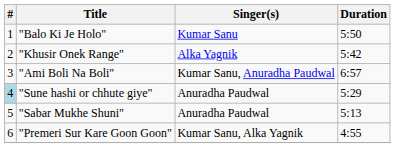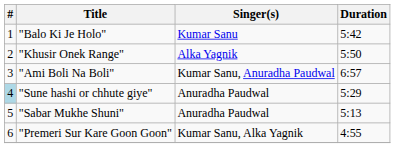(351, 34) 5:50 -> (351, 34) 5:42
(351, 54) 5:42 -> (351, 54) 5:50
